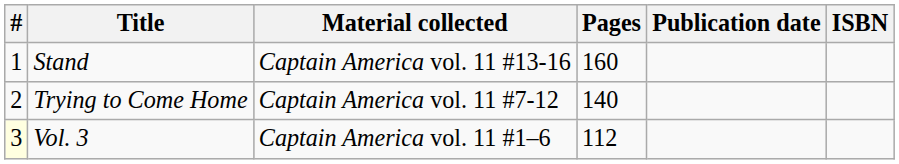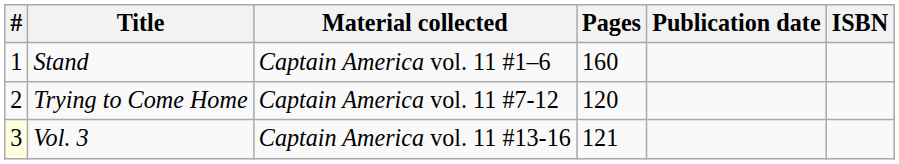(415, 61) Captain America vol. 11 #13-16 -> (405, 61) Captain America vol. 11 #1–6
(600, 100) 140 -> (600, 100) 120
(405, 138) Captain America vol. 11 #1–6 -> (415, 138) Captain America vol. 11 #13-16
(600, 138) 112 -> (600, 138) 121
